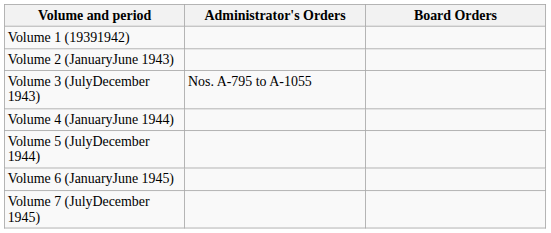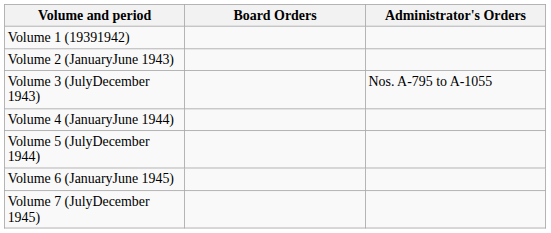columns swapped: (455, 15) <-> (275, 15)
